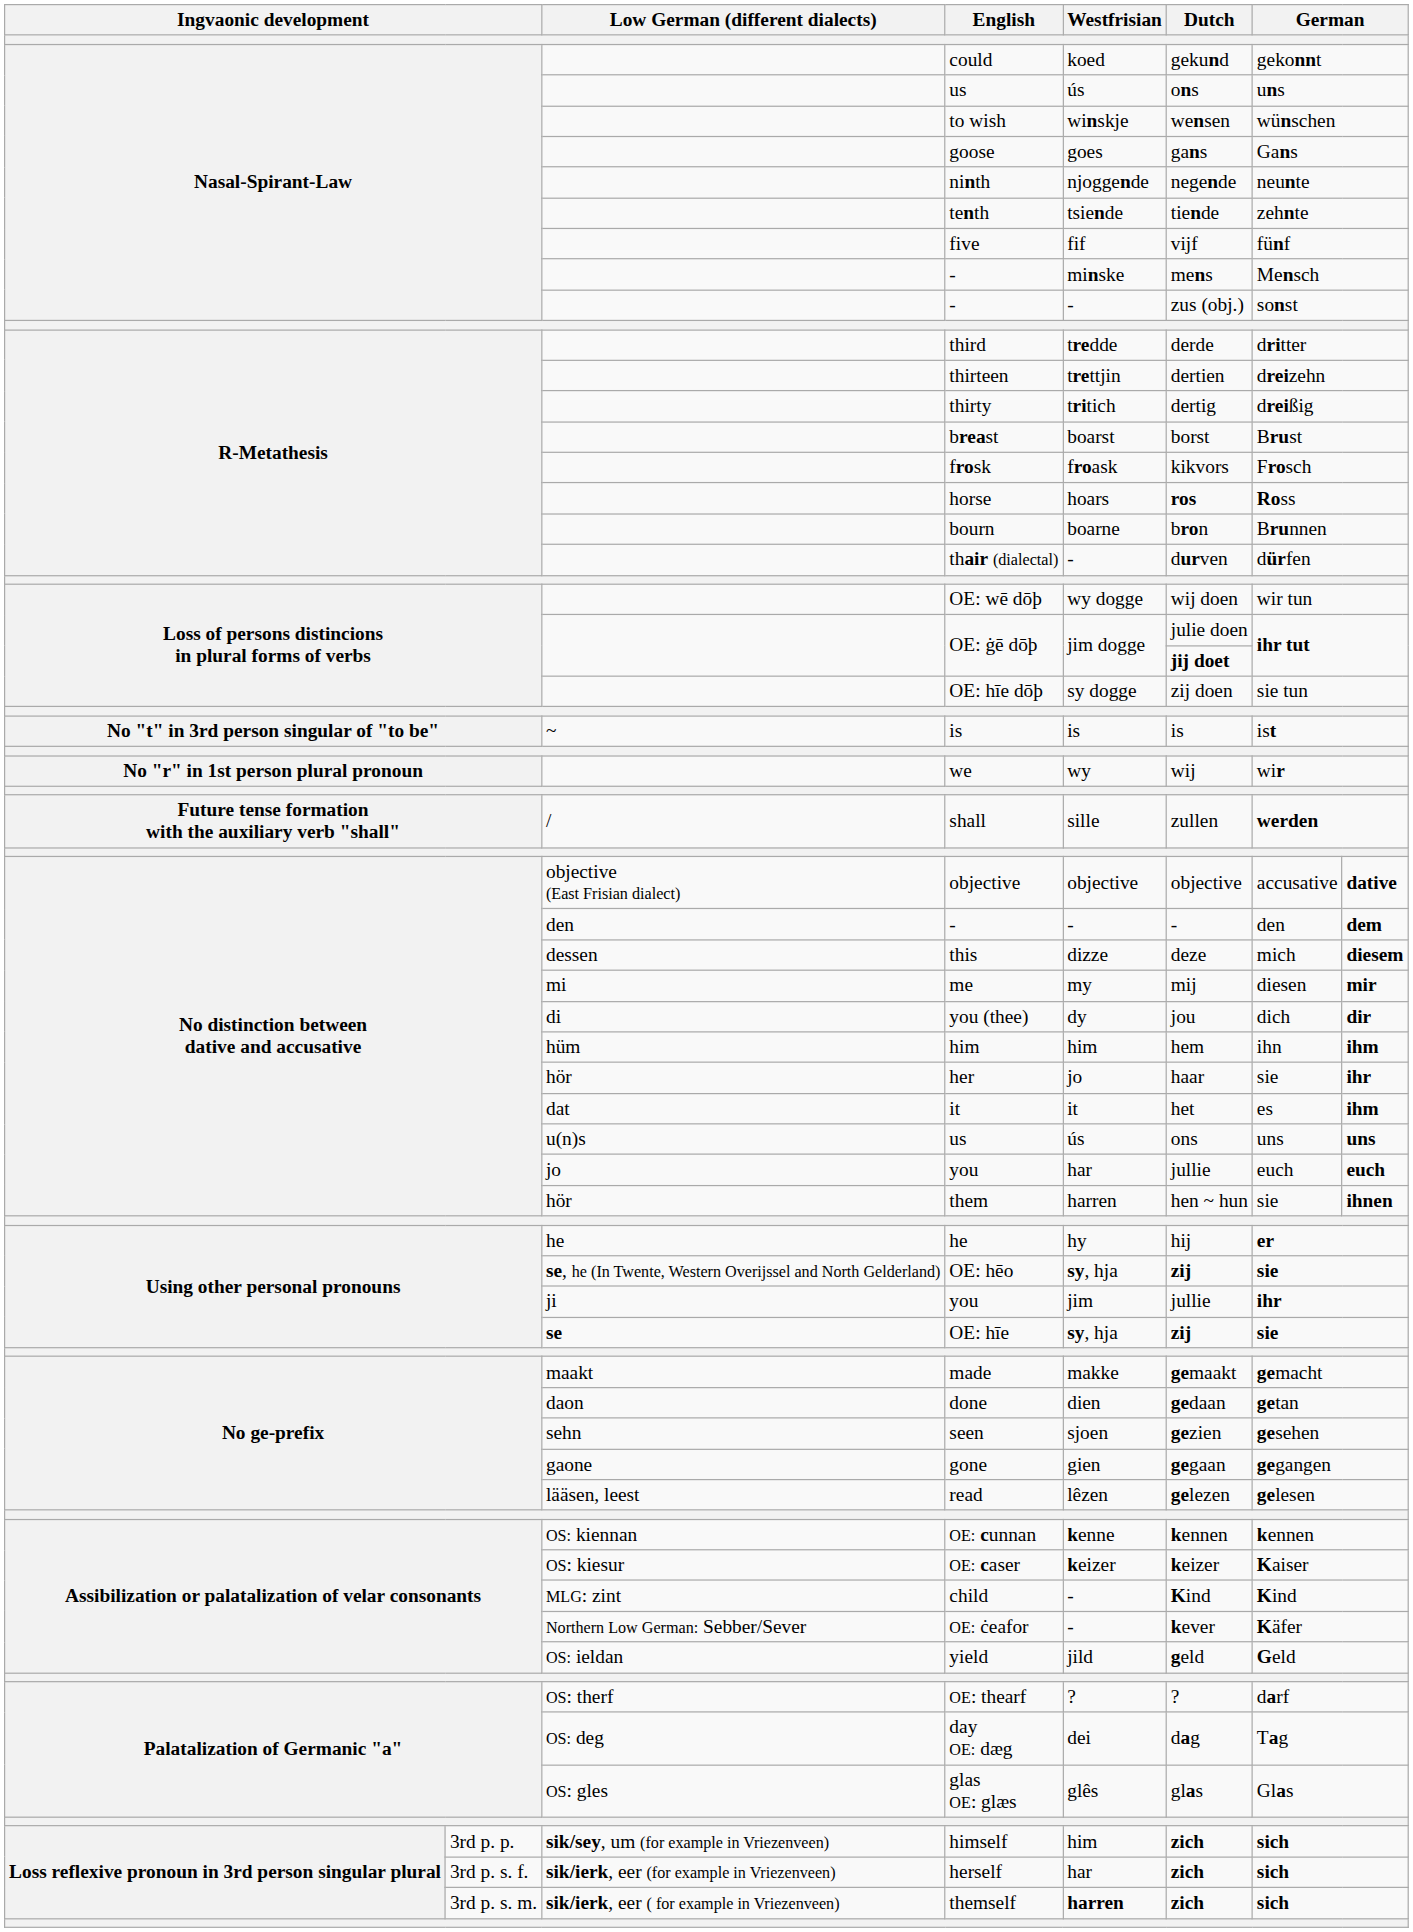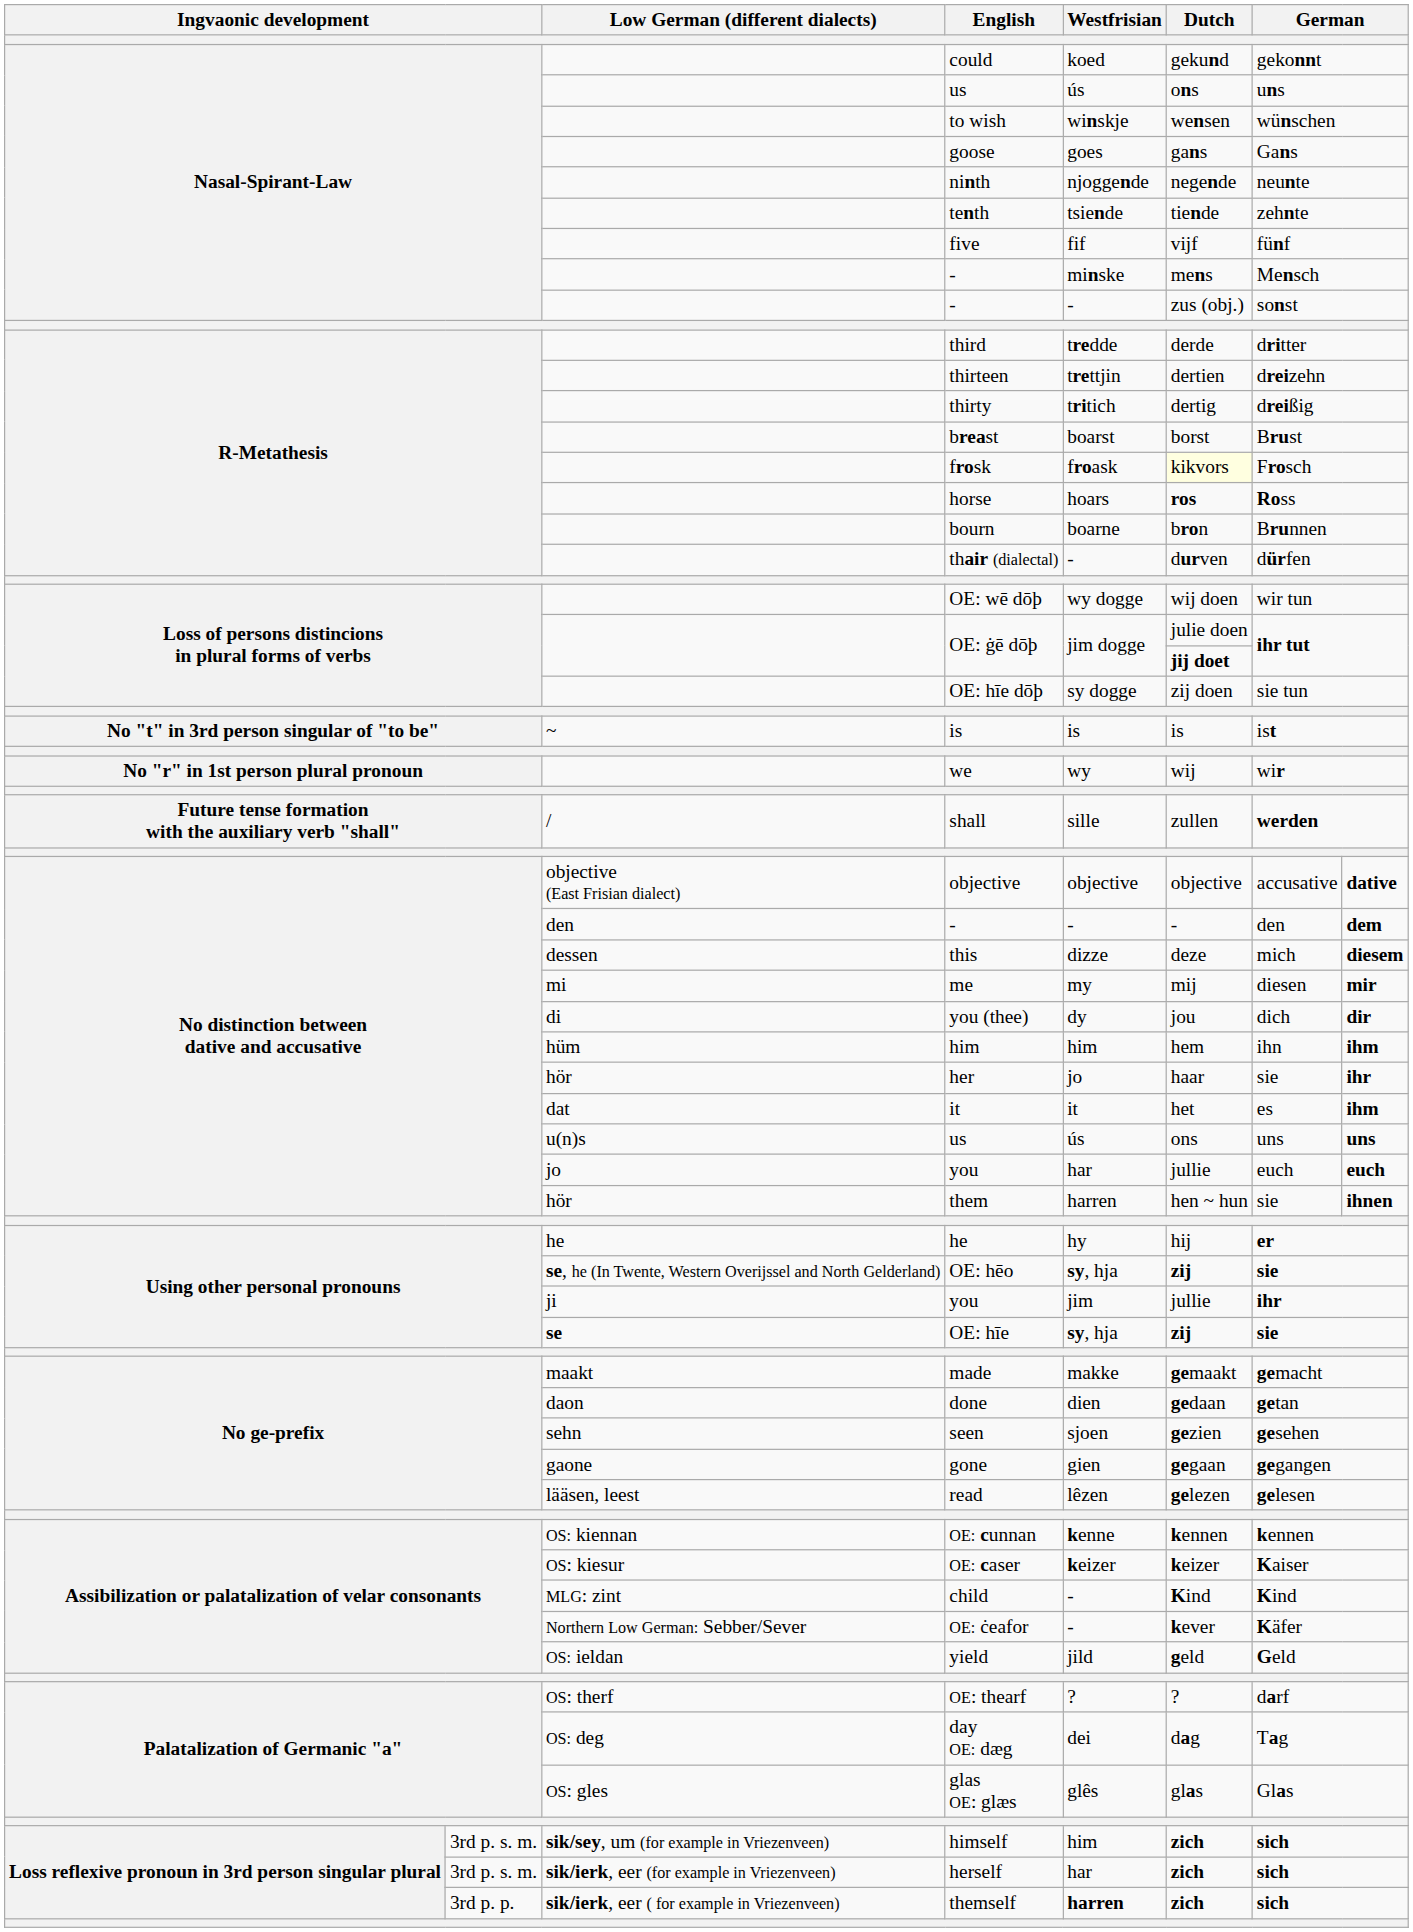(1200, 467) no background -> (1200, 467) lightyellow background
(482, 1841) 3rd p. p. -> (493, 1841) 3rd p. s. m.
(489, 1872) 3rd p. s. f. -> (493, 1872) 3rd p. s. m.
(493, 1902) 3rd p. s. m. -> (482, 1902) 3rd p. p.
